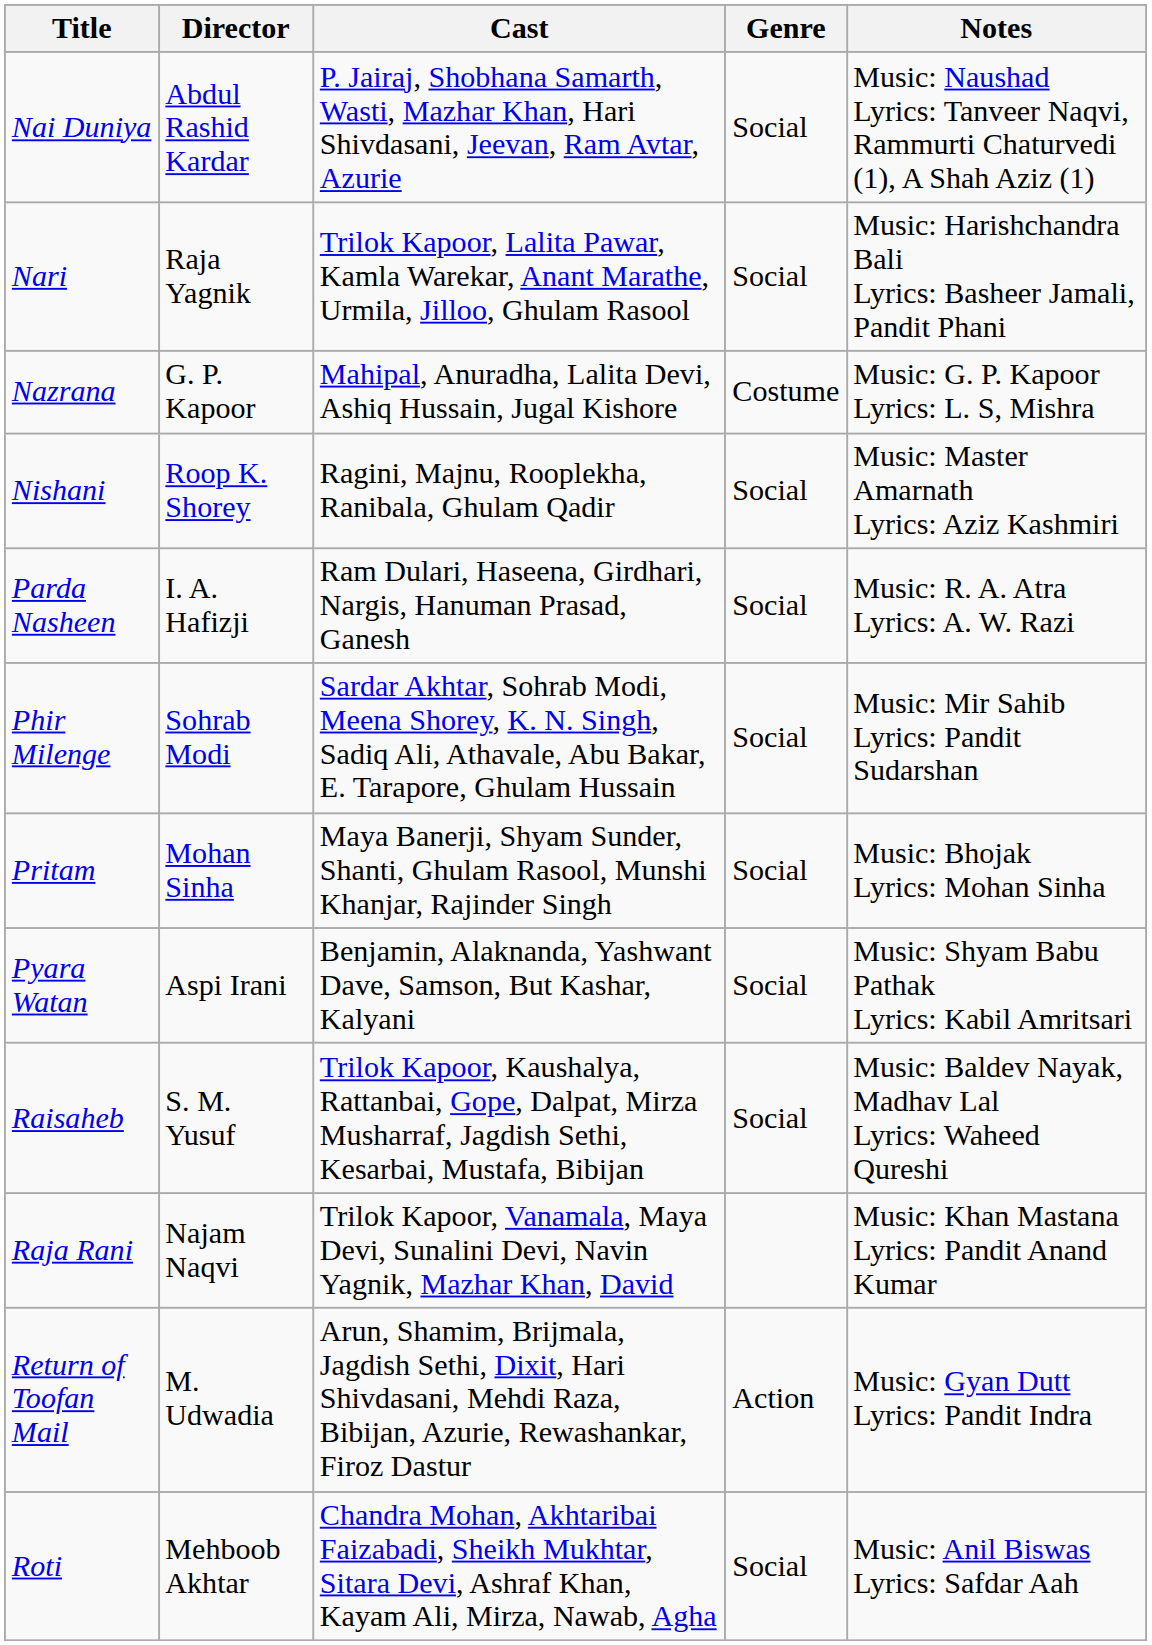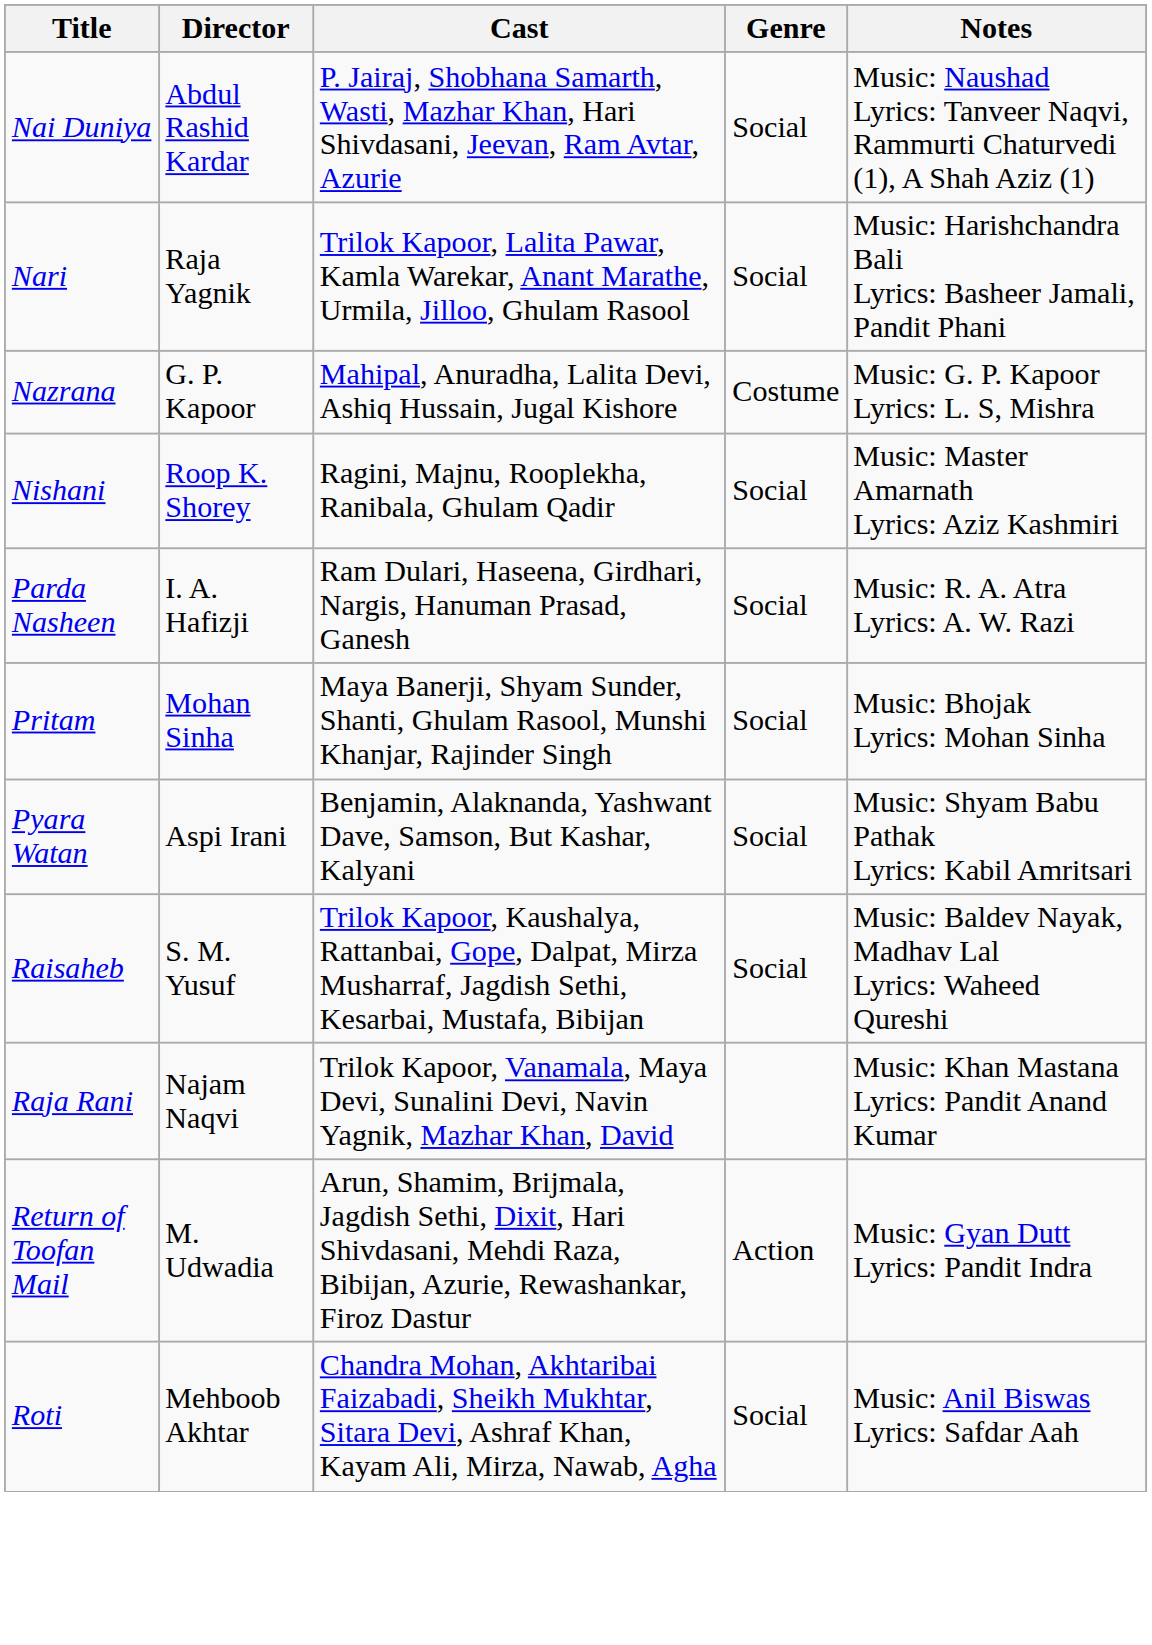- row: (61, 737)
